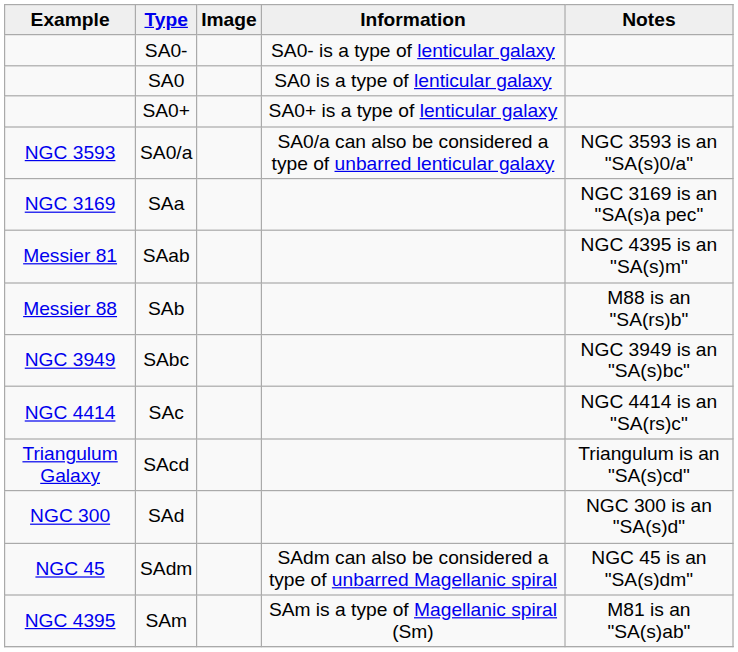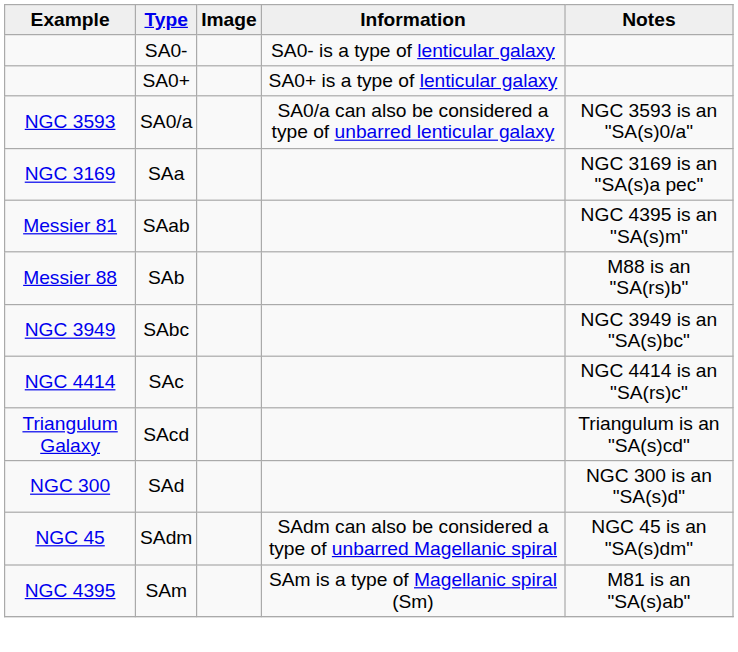- row: (166, 80)
